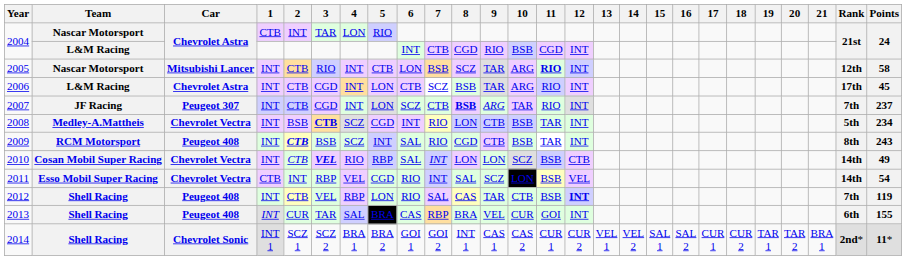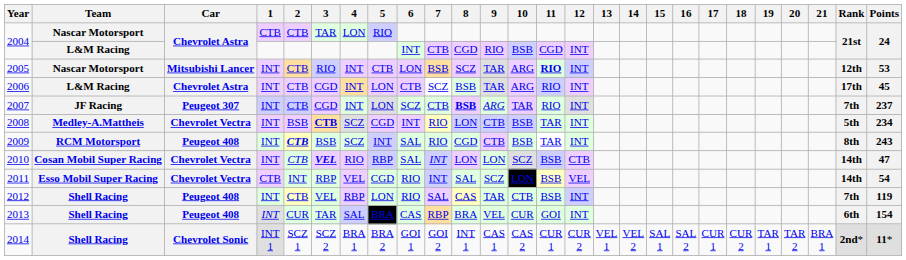(298, 32) INT -> (298, 32) CTB
(884, 68) 58 -> (884, 68) 53
(884, 160) 49 -> (884, 160) 47
(579, 196) bold -> (579, 196) normal
(884, 215) 155 -> (884, 215) 154
